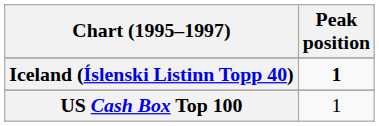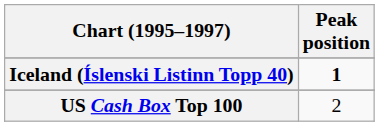(336, 105) 1 -> (336, 105) 2
